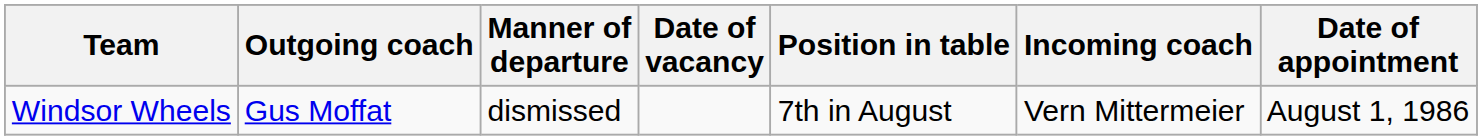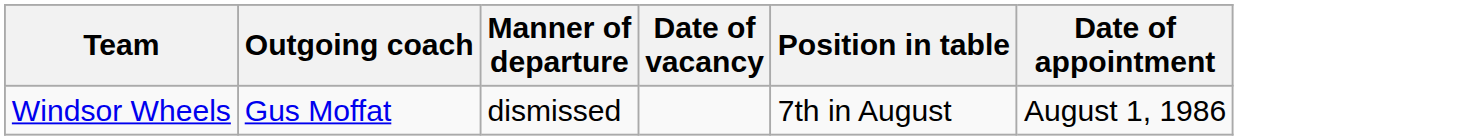- column: (1138, 45)
